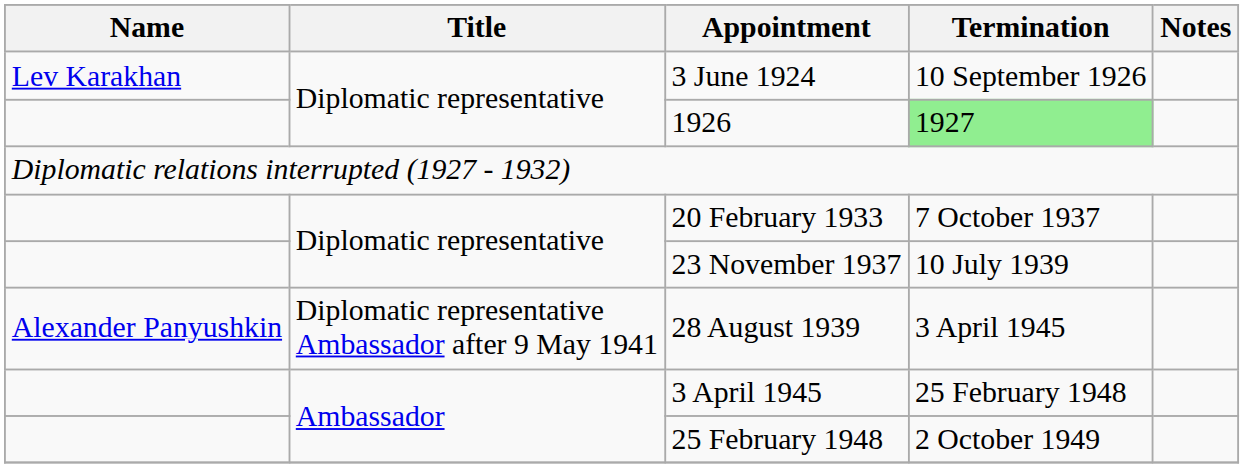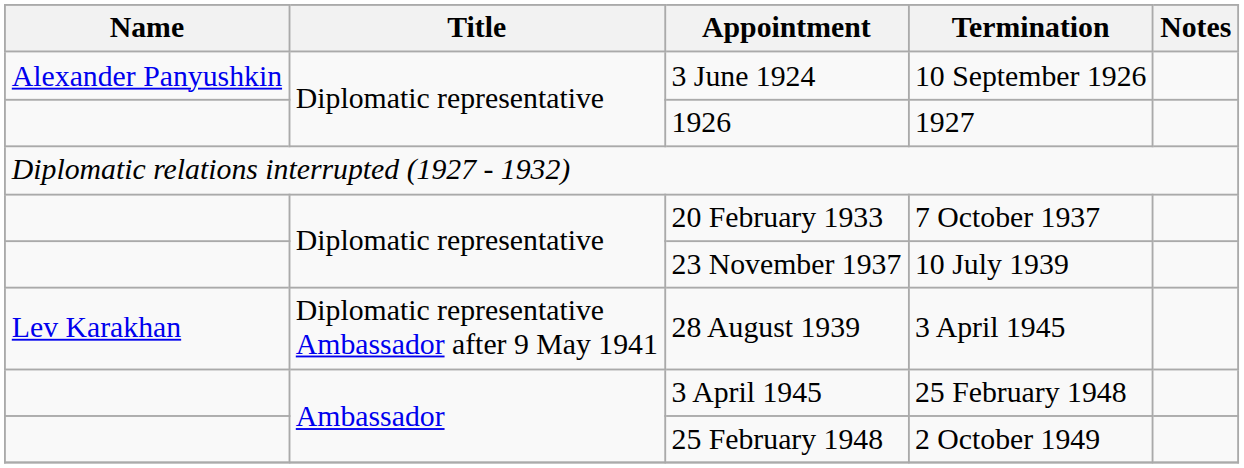(96, 75) Lev Karakhan -> (147, 75) Alexander Panyushkin
(945, 122) lightgreen background -> (945, 122) no background
(147, 328) Alexander Panyushkin -> (96, 328) Lev Karakhan
